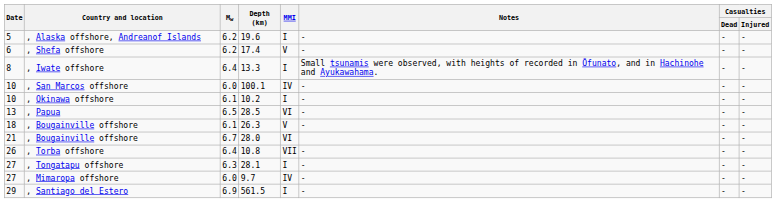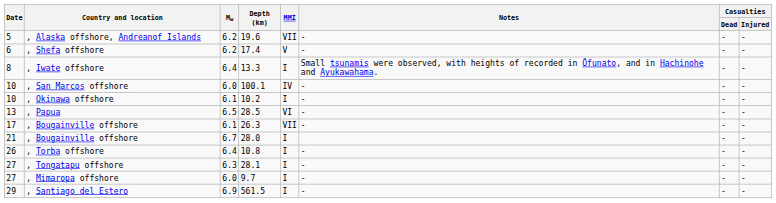(285, 37) I -> (290, 37) VII
(11, 125) 18 -> (11, 125) 17
(285, 125) V -> (290, 125) VII
(287, 138) VI -> (285, 138) I
(290, 152) VII -> (285, 152) I
(287, 178) IV -> (285, 178) I
